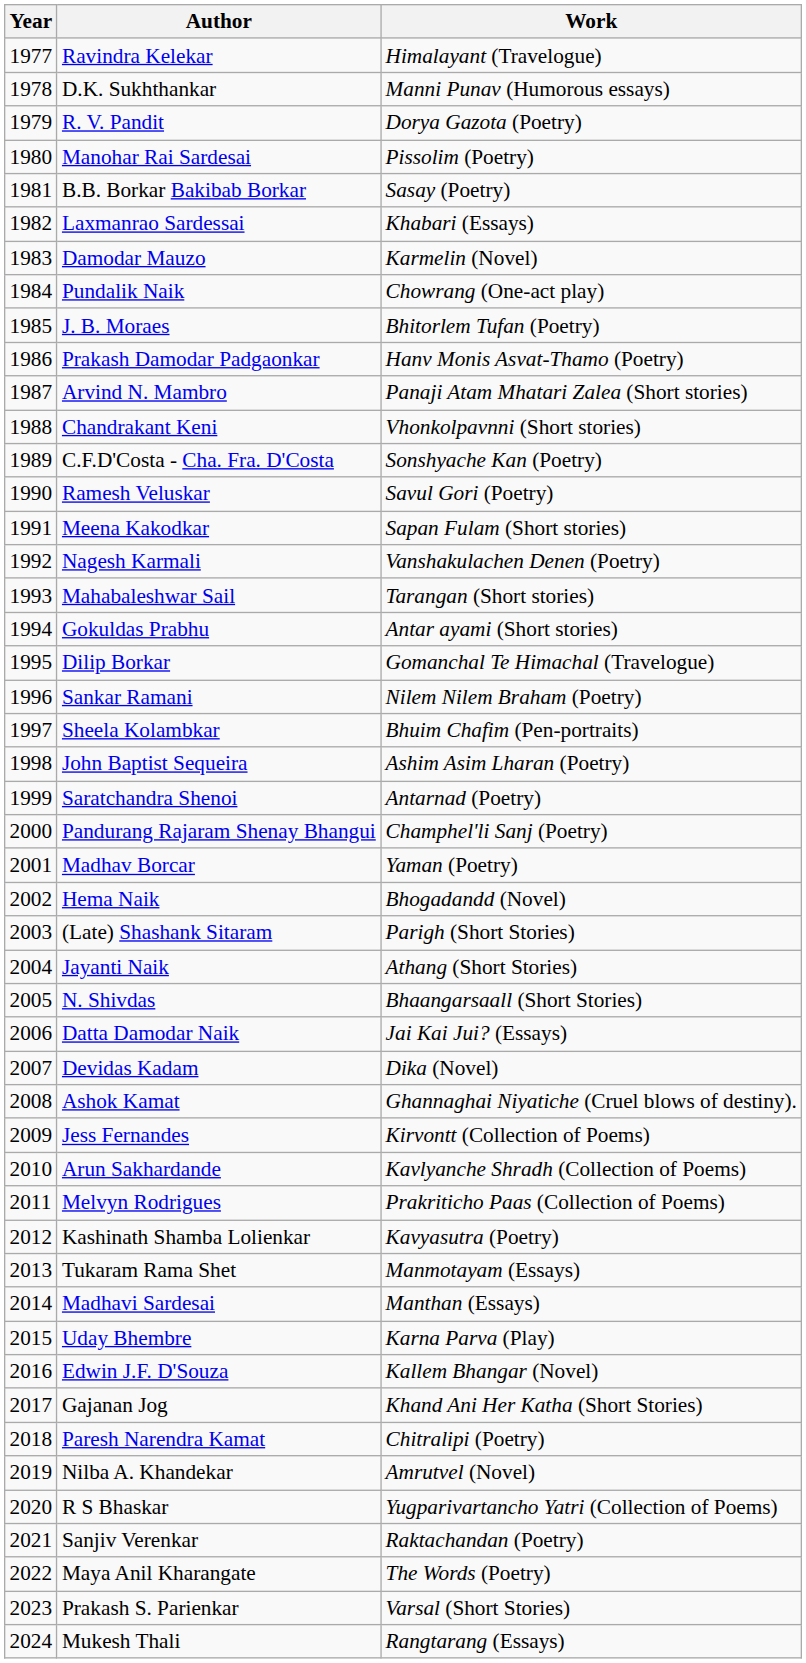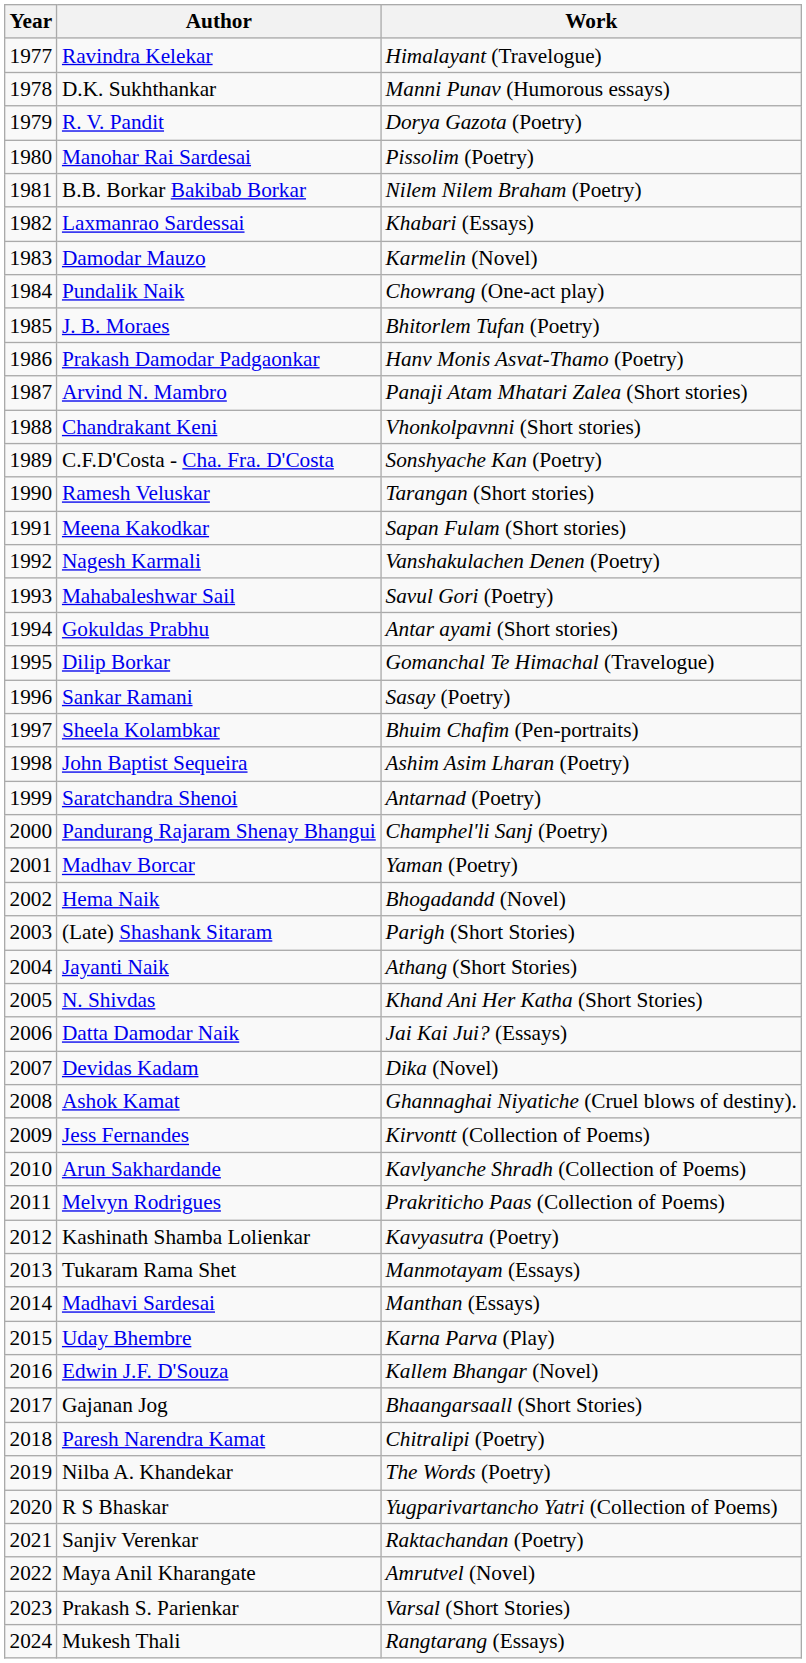(448, 190) Sasay (Poetry) -> (514, 190) Nilem Nilem Braham (Poetry)
(470, 493) Savul Gori (Poetry) -> (490, 493) Tarangan (Short stories)
(490, 595) Tarangan (Short stories) -> (470, 595) Savul Gori (Poetry)
(514, 696) Nilem Nilem Braham (Poetry) -> (448, 696) Sasay (Poetry)
(514, 1000) Bhaangarsaall (Short Stories) -> (544, 1000) Khand Ani Her Katha (Short Stories)
(544, 1405) Khand Ani Her Katha (Short Stories) -> (514, 1405) Bhaangarsaall (Short Stories)
(460, 1472) Amrutvel (Novel) -> (468, 1472) The Words (Poetry)
(468, 1573) The Words (Poetry) -> (460, 1573) Amrutvel (Novel)
